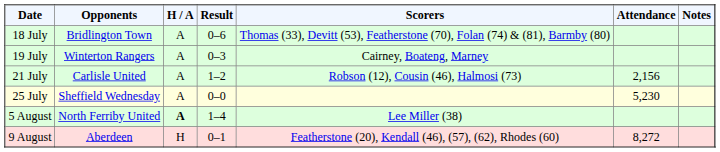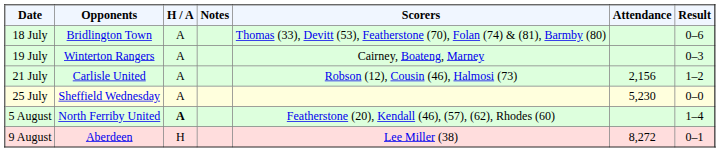columns swapped: (217, 15) <-> (697, 15)
(425, 116) Lee Miller (38) -> (421, 116) Featherstone (20), Kendall (46), (57), (62), Rhodes (60)
(425, 136) Featherstone (20), Kendall (46), (57), (62), Rhodes (60) -> (421, 136) Lee Miller (38)
